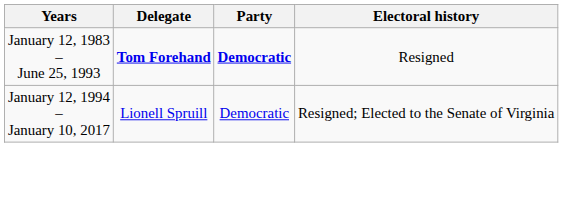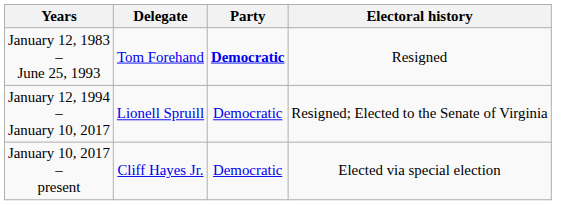(164, 56) bold -> (160, 56) normal
+ row: (59, 170)
